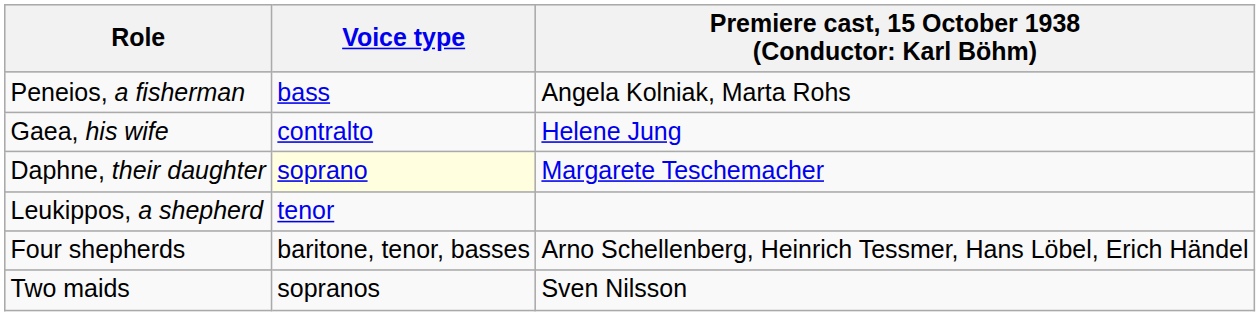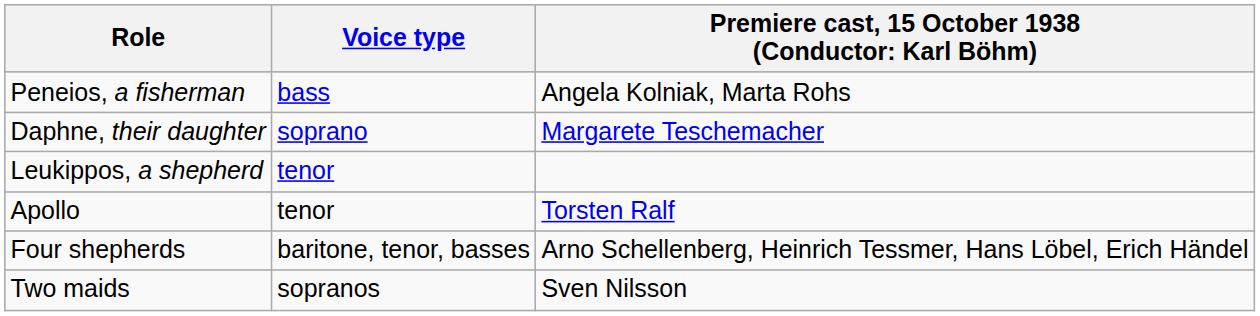- row: (90, 131)
(322, 171) lightyellow background -> (322, 131) no background
+ row: (45, 210)
